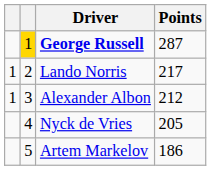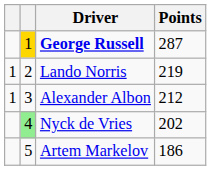(171, 70) 217 -> (171, 70) 219
(28, 124) no background -> (28, 124) lightgreen background
(171, 124) 205 -> (171, 124) 202
